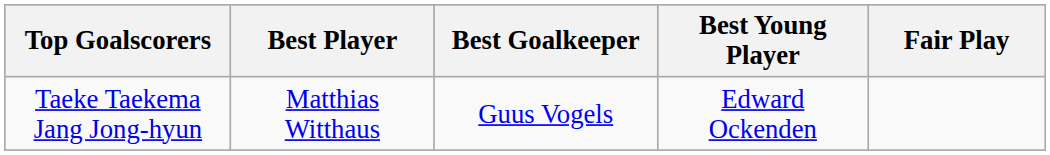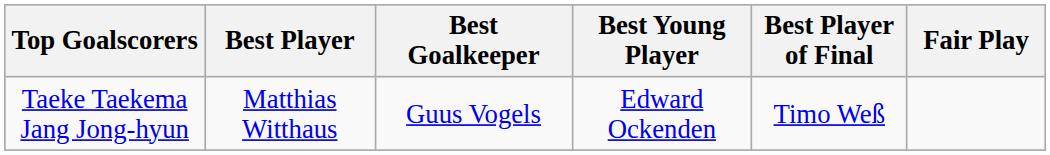+ column: (829, 40)
